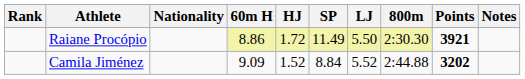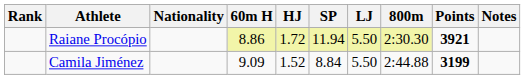(328, 39) 11.49 -> (328, 39) 11.94
(364, 62) 5.52 -> (364, 62) 5.50
(455, 62) 3202 -> (455, 62) 3199
